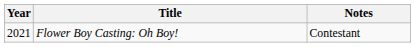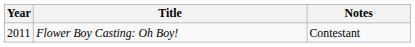(19, 32) 2021 -> (19, 32) 2011
